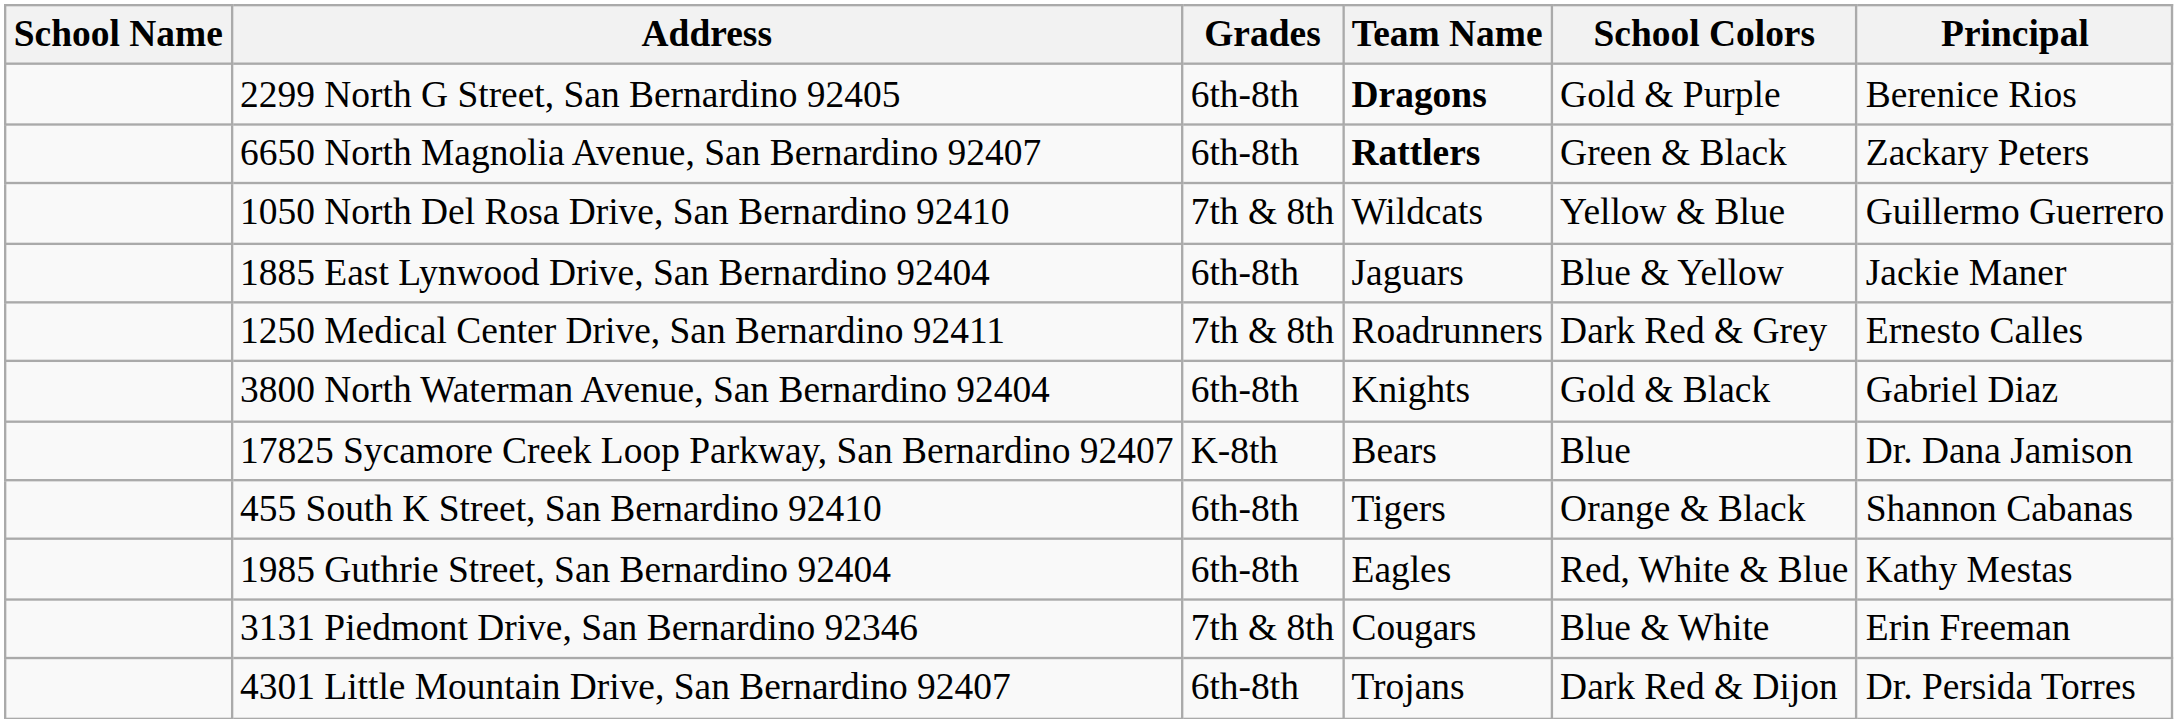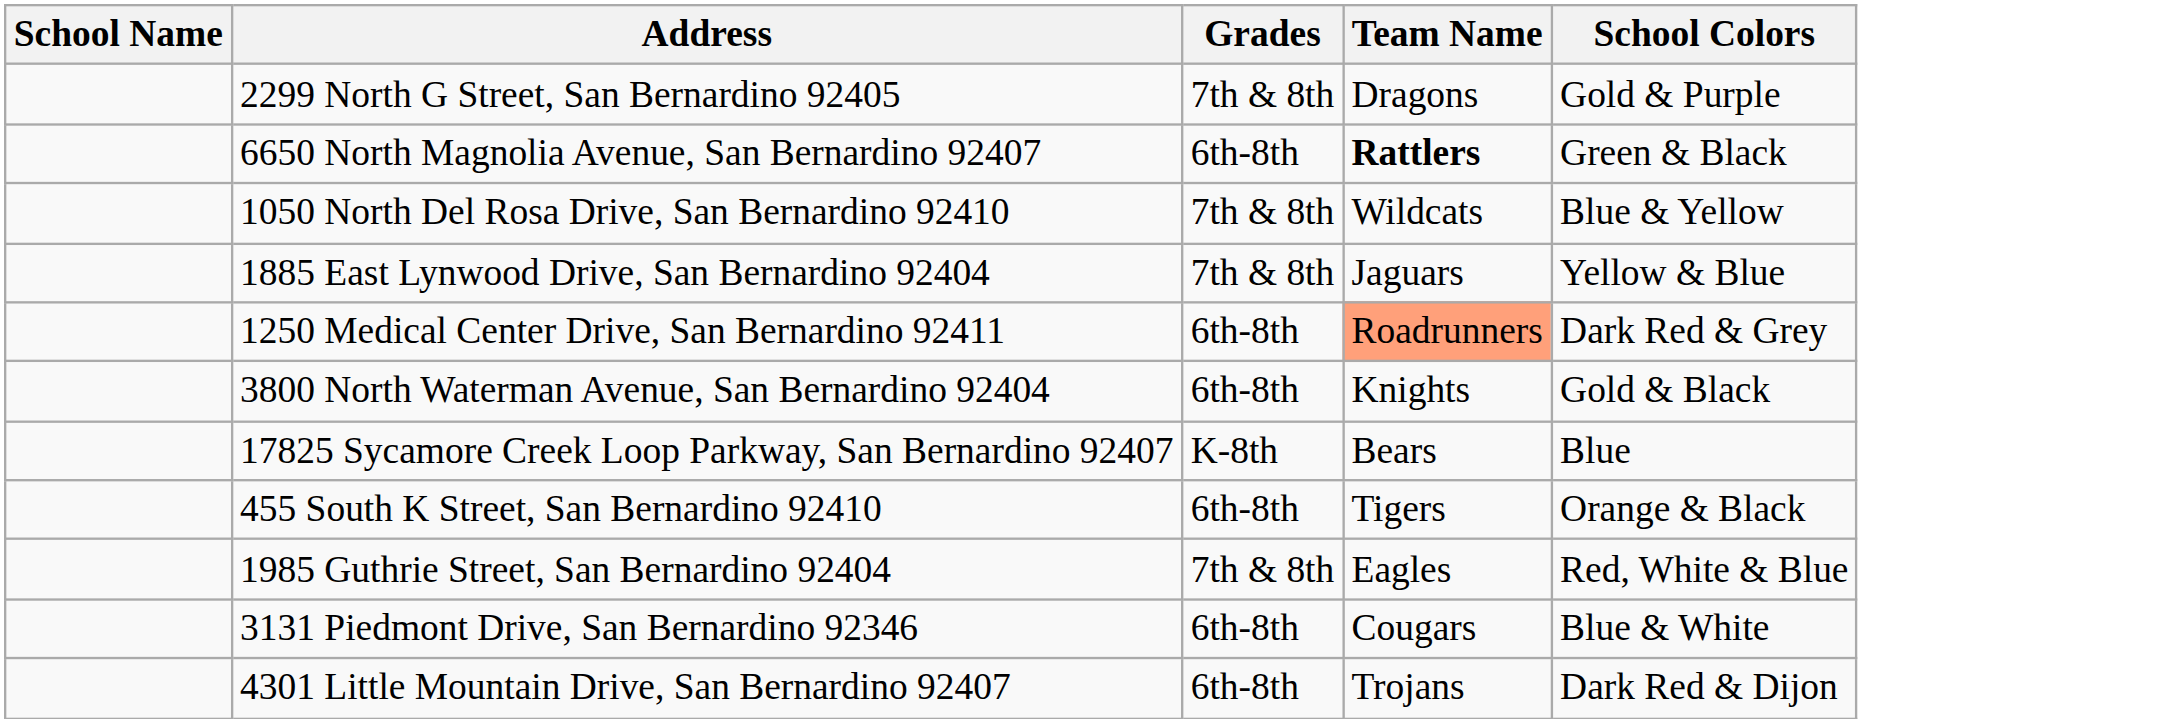- column: (2015, 34)
(1245, 93) 6th-8th -> (1262, 93) 7th & 8th
(1419, 93) bold -> (1415, 93) normal
(1673, 212) Yellow & Blue -> (1672, 212) Blue & Yellow
(1245, 271) 6th-8th -> (1262, 271) 7th & 8th
(1672, 271) Blue & Yellow -> (1673, 271) Yellow & Blue
(1262, 331) 7th & 8th -> (1245, 331) 6th-8th
(1447, 331) no background -> (1447, 331) lightsalmon background
(1245, 568) 6th-8th -> (1262, 568) 7th & 8th
(1262, 627) 7th & 8th -> (1245, 627) 6th-8th
